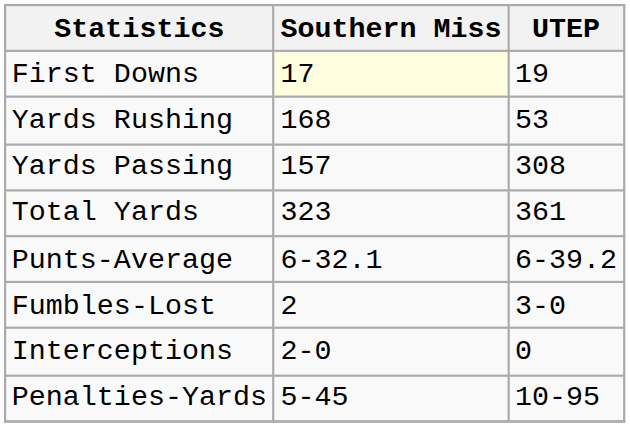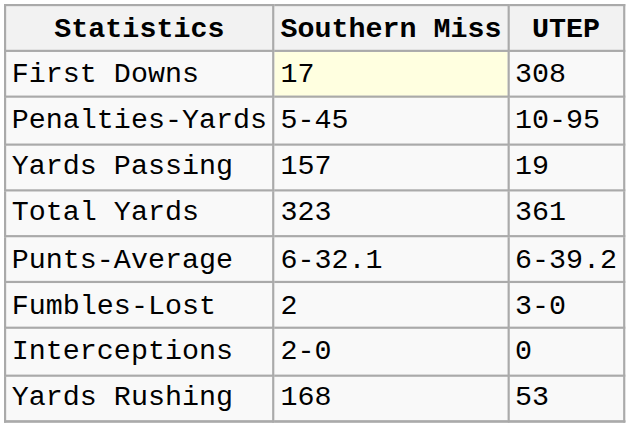(532, 74) 19 -> (541, 74) 308
rows swapped: (122, 121) <-> (139, 398)
(541, 167) 308 -> (532, 167) 19
